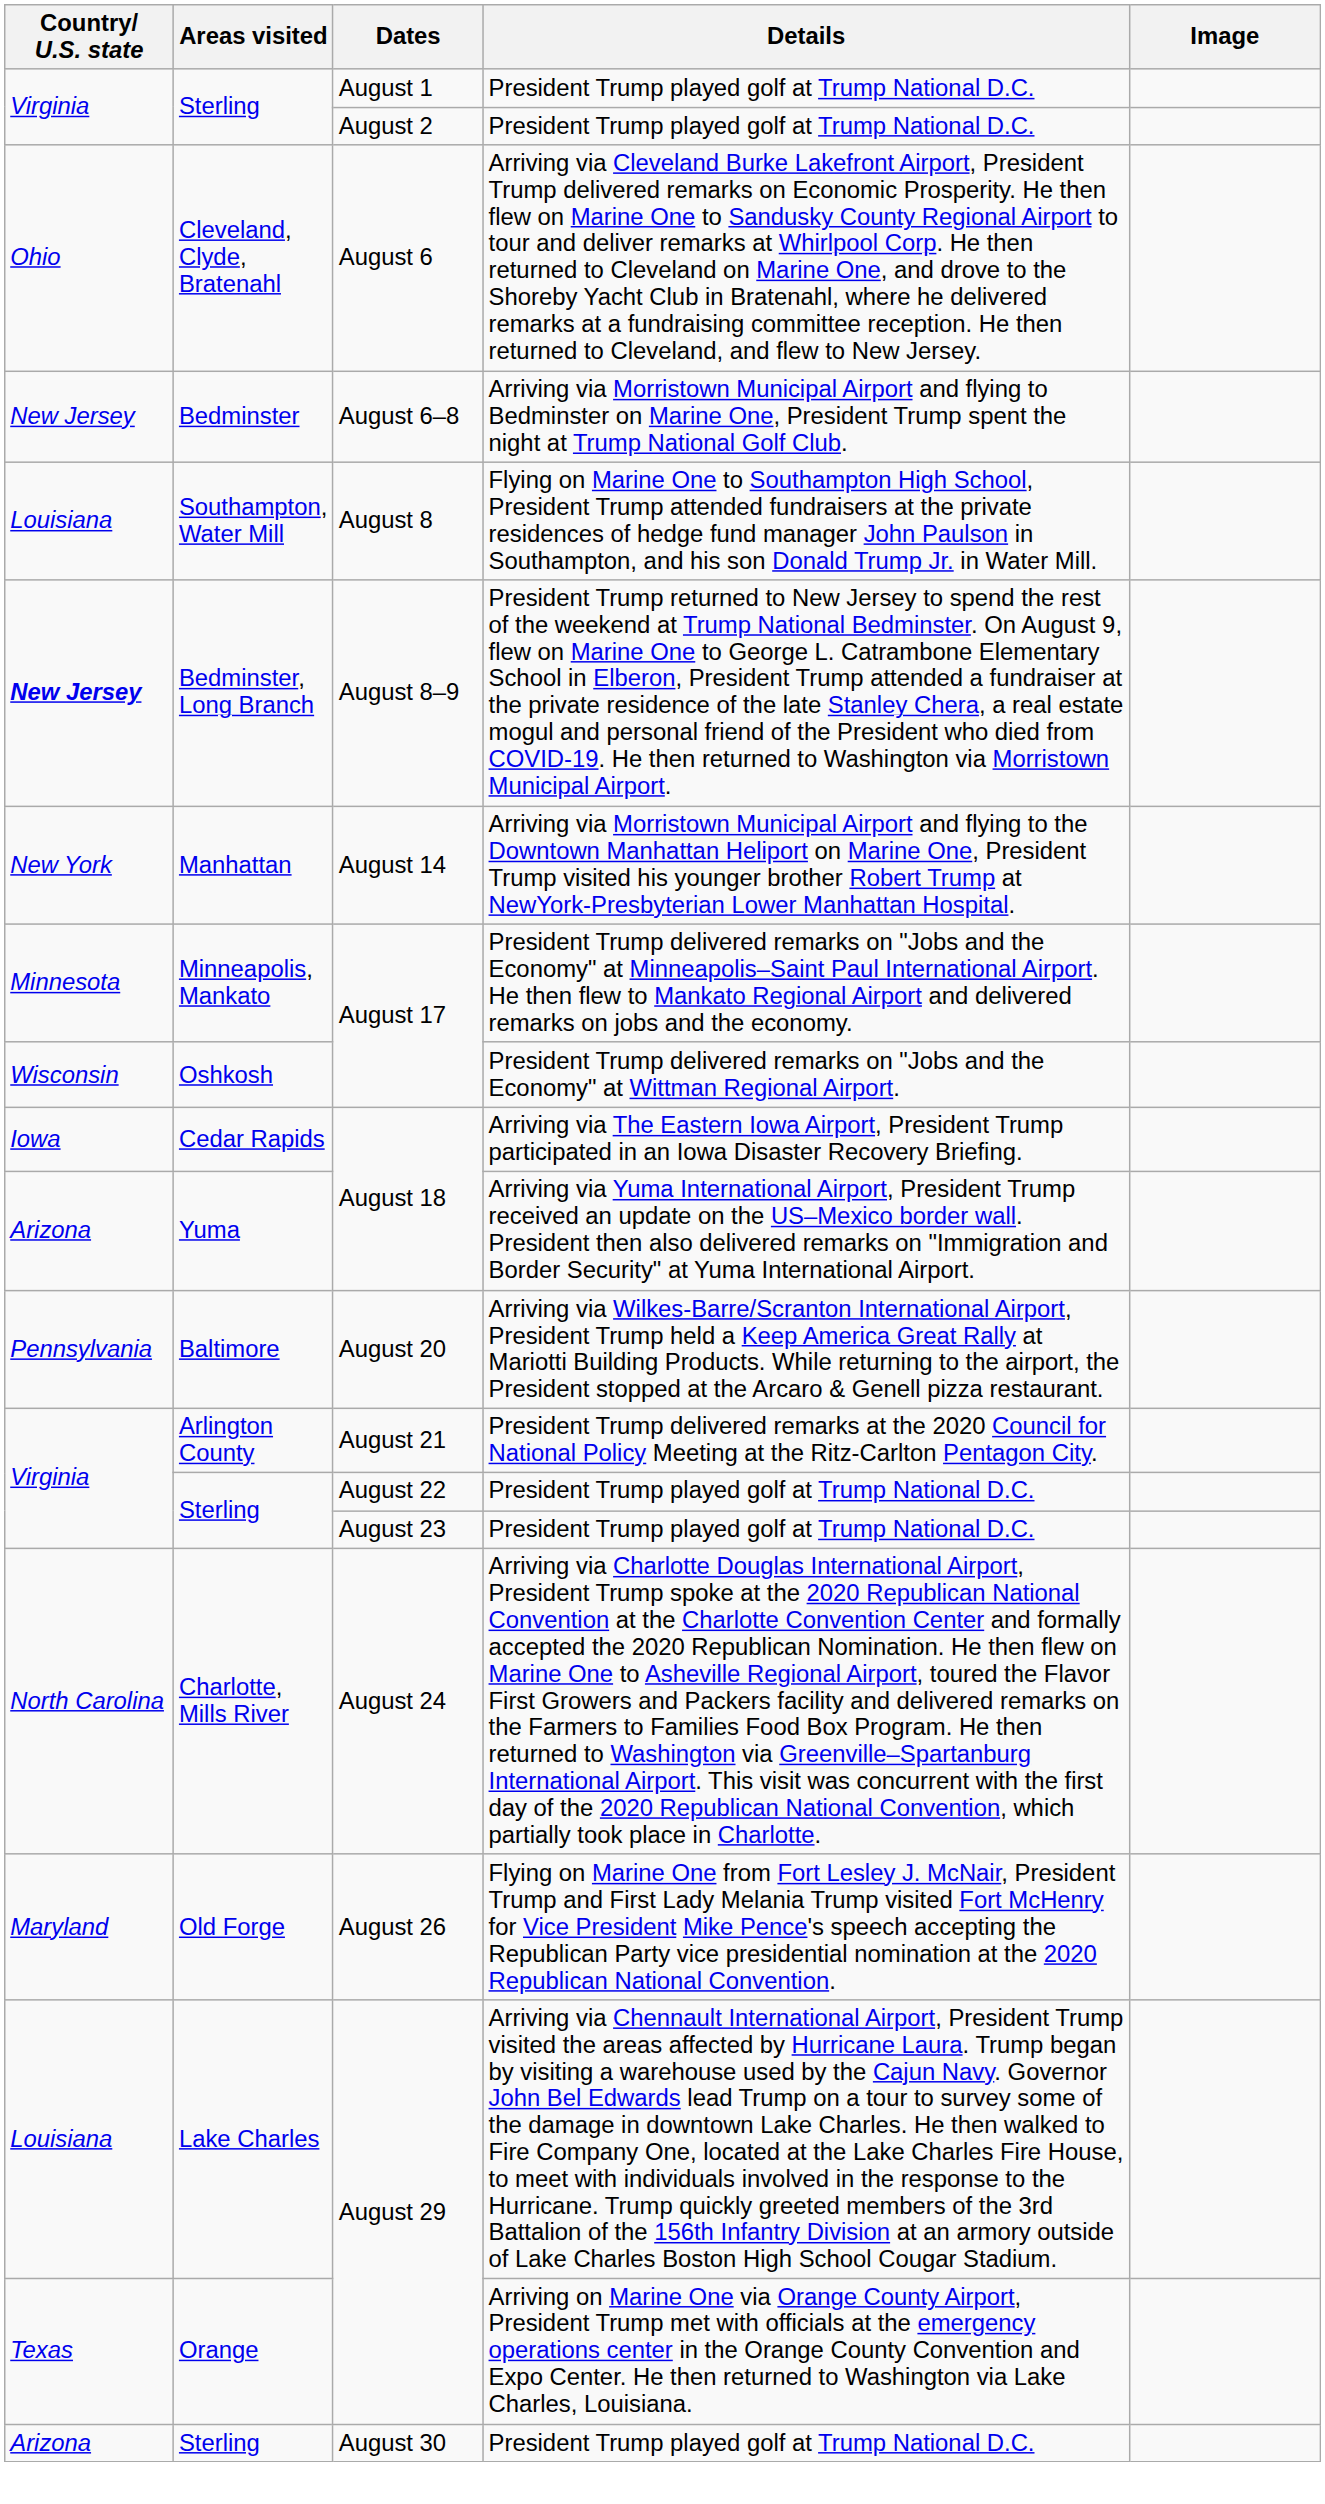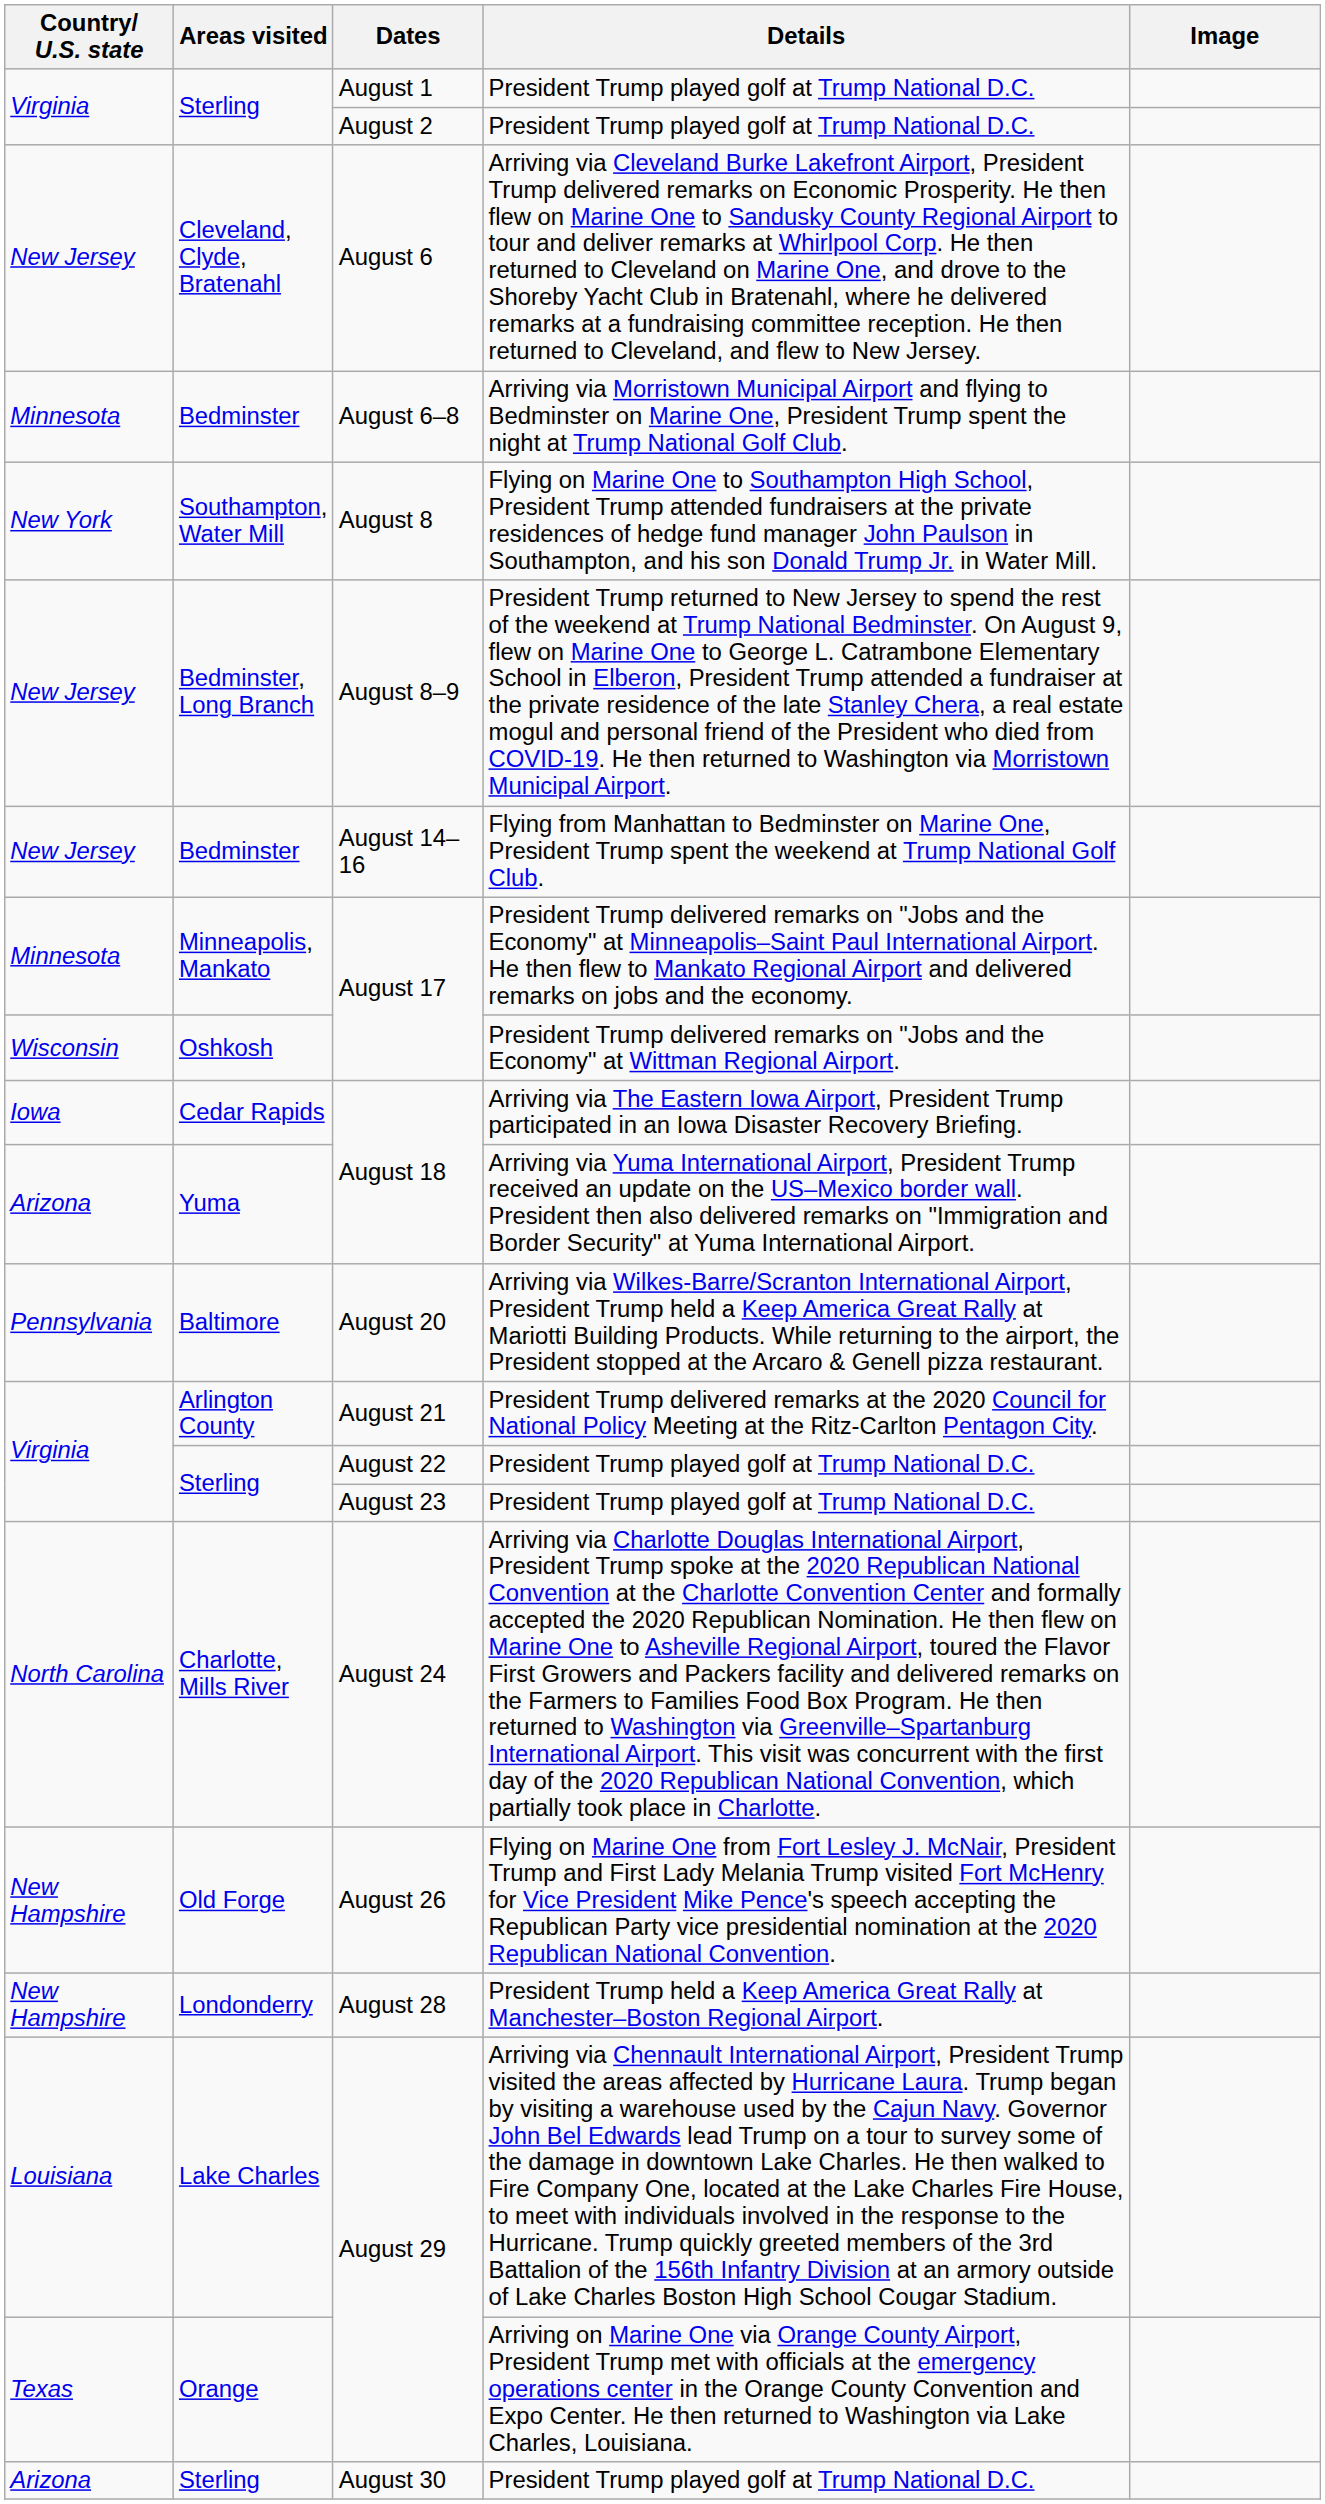(35, 257) Ohio -> (73, 257) New Jersey
(73, 416) New Jersey -> (65, 416) Minnesota
(61, 520) Louisiana -> (61, 520) New York
(76, 692) bold -> (73, 692) normal
- row: (392, 864)
+ row: (399, 851)
(59, 1926) Maryland -> (68, 1899) New Hampshire
+ row: (392, 2004)
